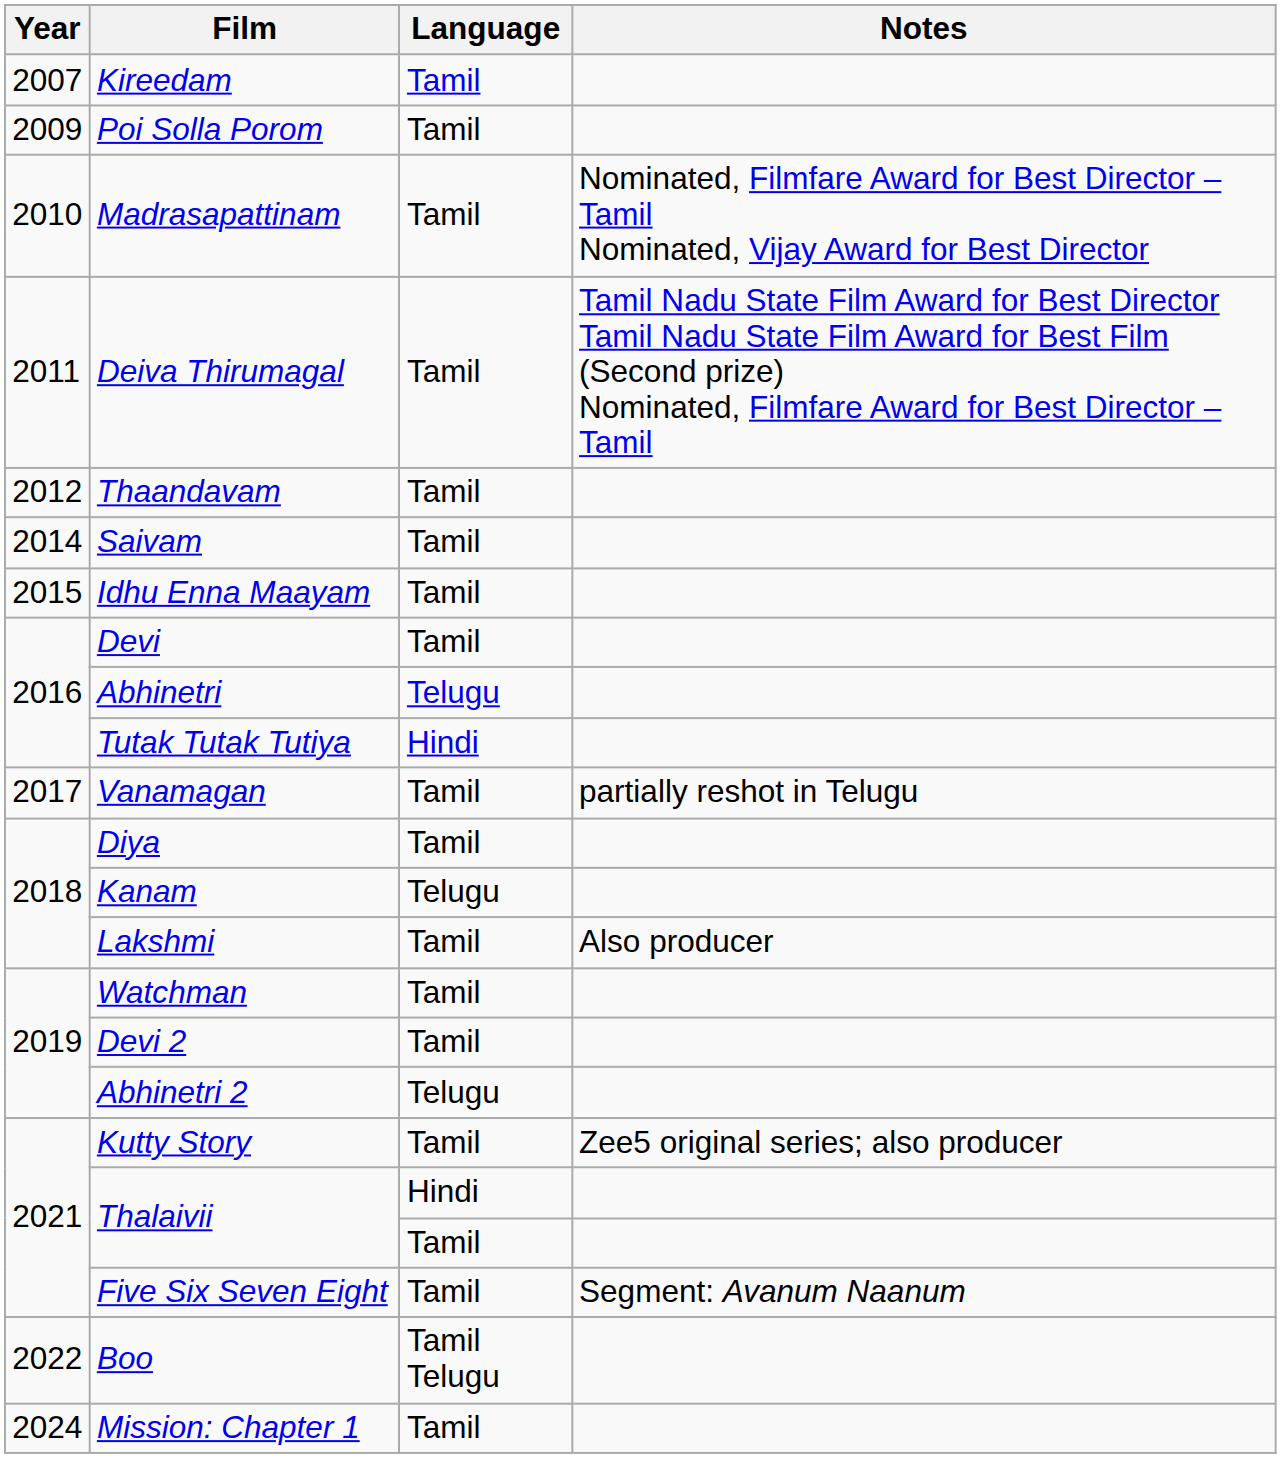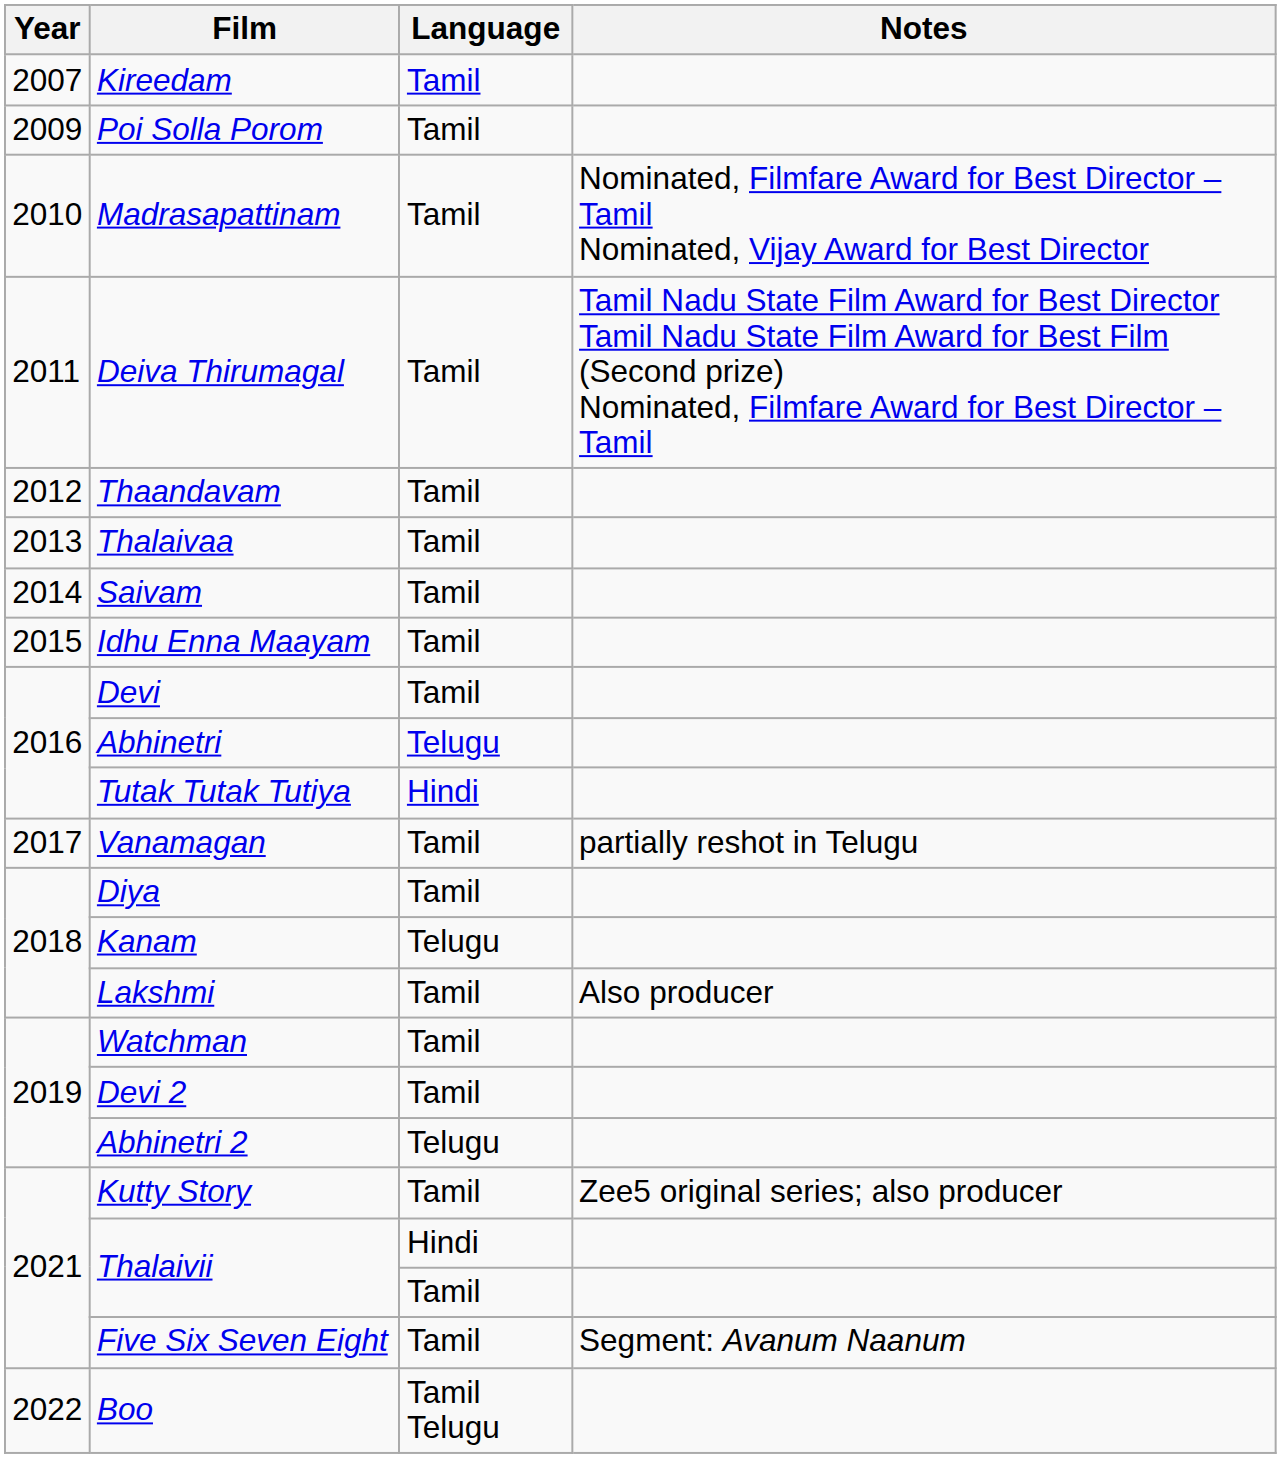+ row: (165, 542)
- row: (228, 1427)
